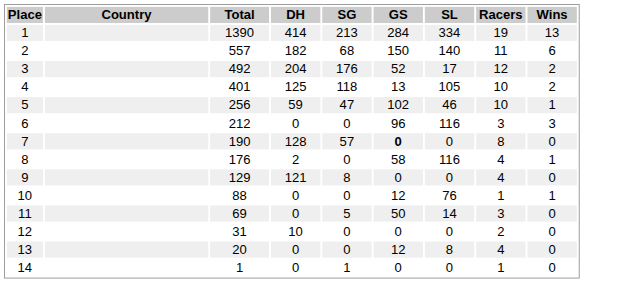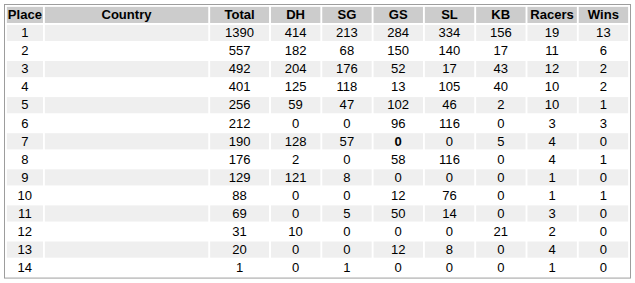+ column: (501, 15)
(501, 141) 8 -> (552, 141) 4
(501, 177) 4 -> (552, 177) 1
